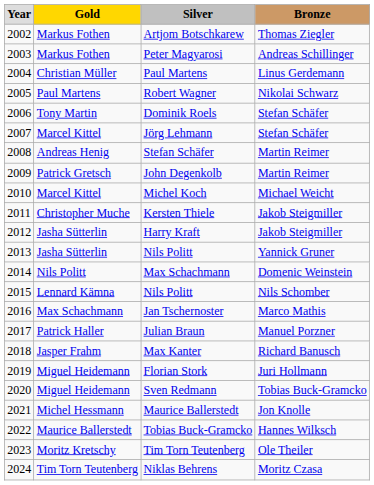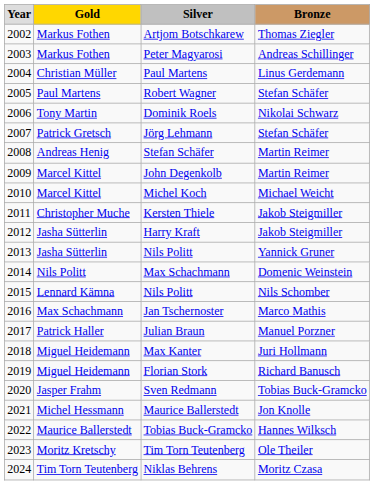(298, 93) Nikolai Schwarz -> (293, 93) Stefan Schäfer
(293, 113) Stefan Schäfer -> (298, 113) Nikolai Schwarz
(69, 133) Marcel Kittel -> (74, 133) Patrick Gretsch
(74, 172) Patrick Gretsch -> (69, 172) Marcel Kittel
(69, 351) Jasper Frahm -> (83, 351) Miguel Heidemann
(299, 351) Richard Banusch -> (292, 351) Juri Hollmann
(292, 370) Juri Hollmann -> (299, 370) Richard Banusch
(83, 390) Miguel Heidemann -> (69, 390) Jasper Frahm
